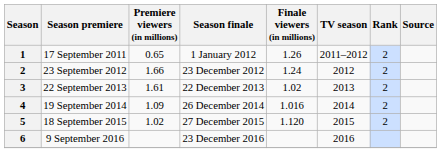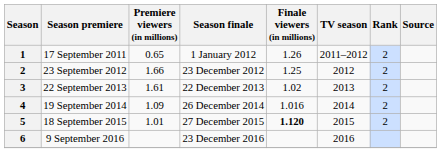(292, 71) 1.24 -> (292, 71) 1.25
(155, 122) 1.02 -> (155, 122) 1.01
(292, 122) normal -> (292, 122) bold
